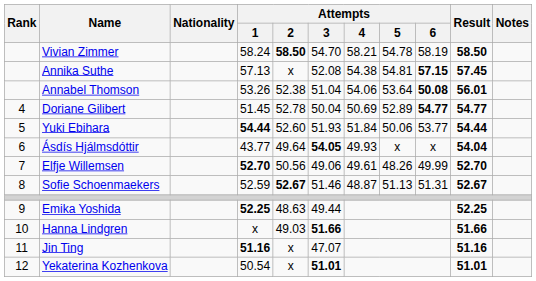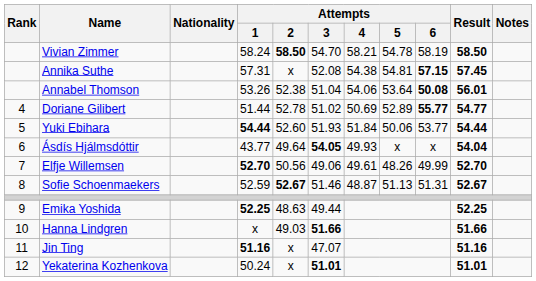(255, 71) 57.13 -> (255, 71) 57.31
(255, 109) 51.45 -> (255, 109) 51.44
(326, 109) 50.04 -> (326, 109) 51.02
(433, 109) 54.77 -> (433, 109) 55.77
(255, 266) 50.54 -> (255, 266) 50.24
